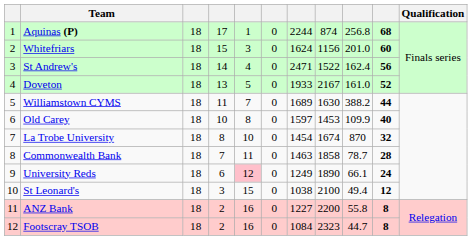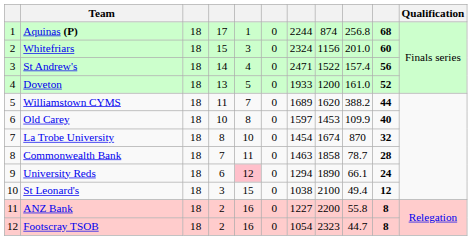(301, 48) 1624 -> (301, 48) 2324
(358, 66) 162.4 -> (358, 66) 157.4
(329, 84) 2167 -> (329, 84) 1200
(329, 102) 1630 -> (329, 102) 1620
(301, 173) 1249 -> (301, 173) 1294
(301, 226) 1084 -> (301, 226) 1054
